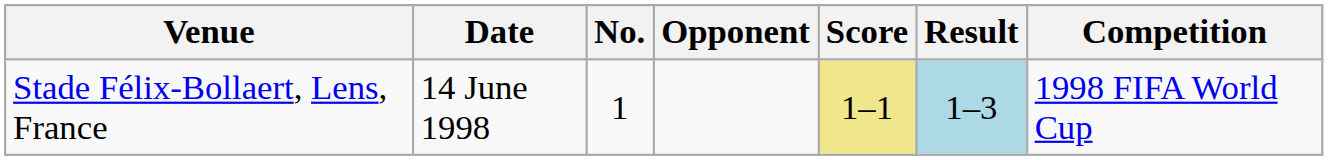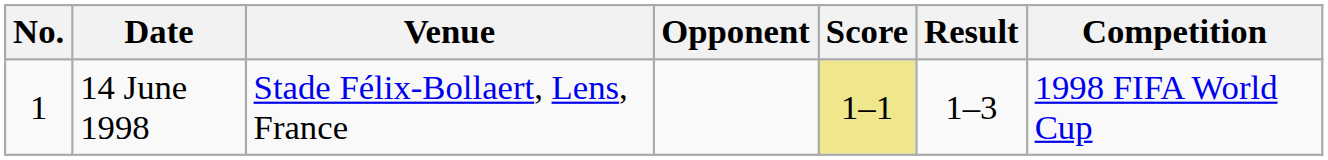columns swapped: (620, 32) <-> (209, 32)
(971, 106) lightblue background -> (971, 106) no background
